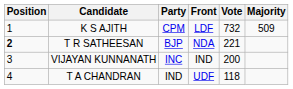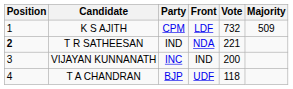(174, 44) BJP -> (174, 44) IND
(174, 76) IND -> (174, 76) BJP
